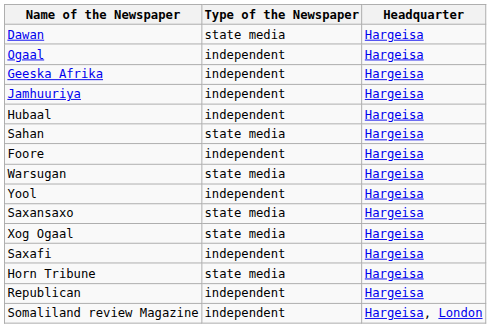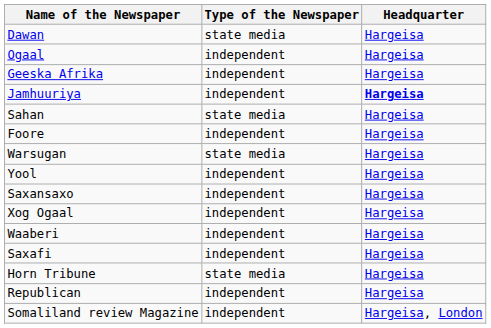(394, 94) normal -> (394, 94) bold
- row: (29, 114)
(245, 214) state media -> (245, 194) independent
(245, 234) state media -> (245, 214) independent
+ row: (33, 234)
